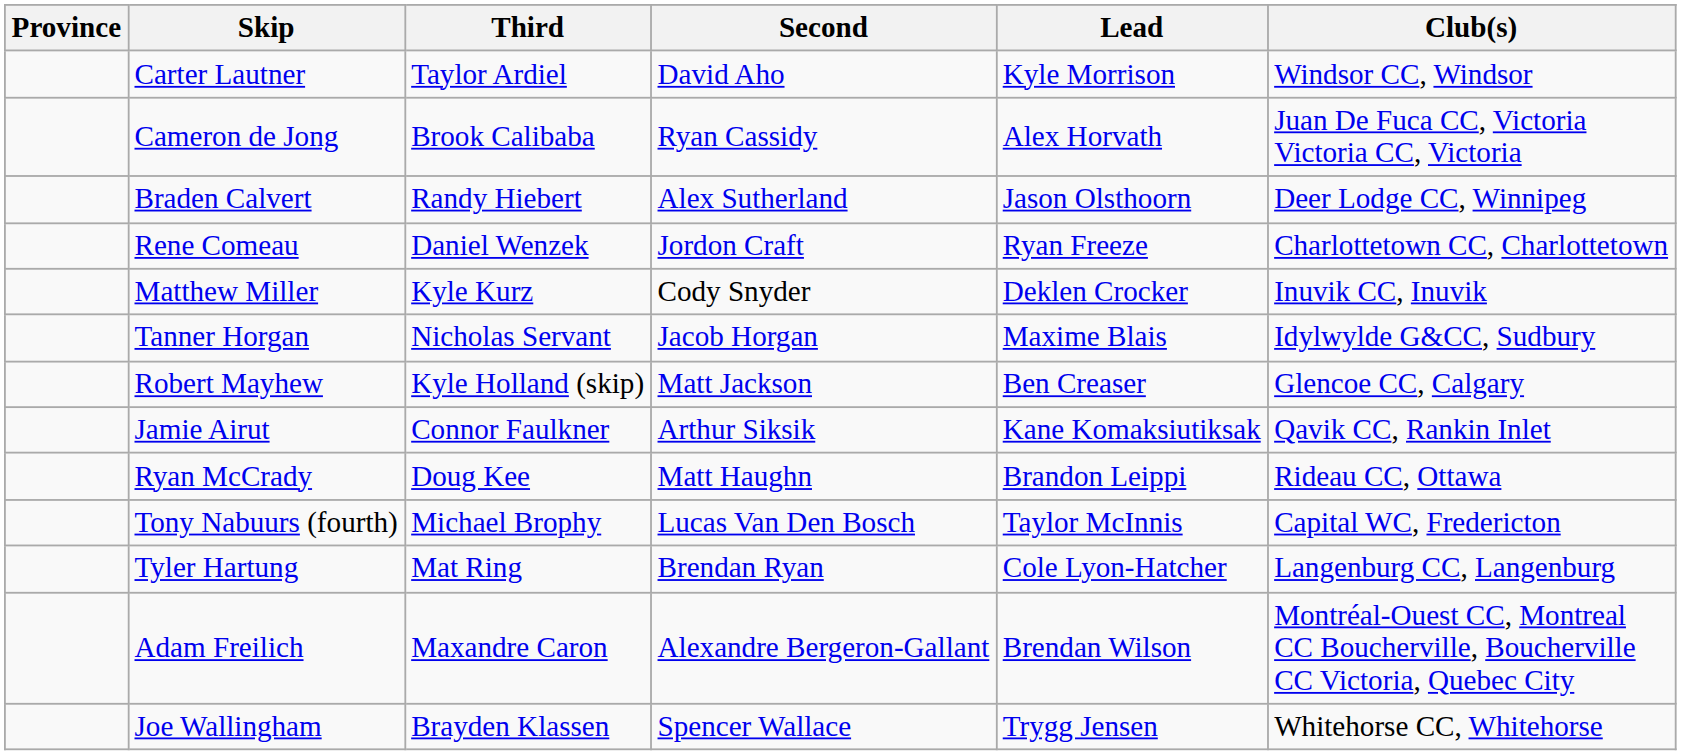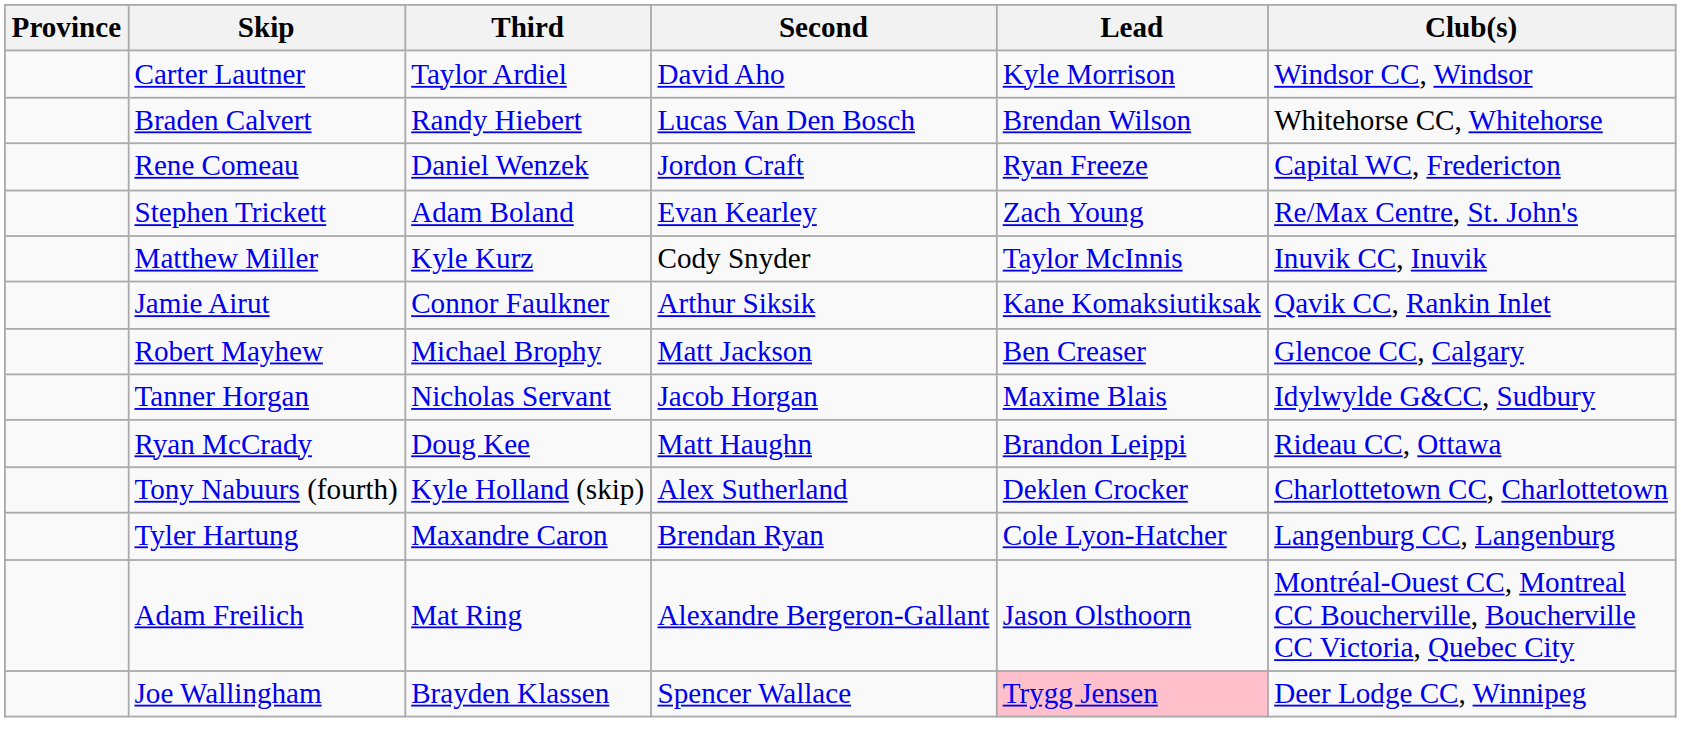- row: (236, 136)
(753, 198) Alex Sutherland -> (786, 119) Lucas Van Den Bosch
(1097, 198) Jason Olsthoorn -> (1097, 119) Brendan Wilson
(1430, 198) Deer Lodge CC, Winnipeg -> (1438, 119) Whitehorse CC, Whitehorse
(1471, 245) Charlottetown CC, Charlottetown -> (1417, 166) Capital WC, Fredericton
+ row: (230, 212)
(1095, 291) Deklen Crocker -> (1093, 258) Taylor McInnis
rows swapped: (222, 337) <-> (202, 429)
(528, 383) Kyle Holland (skip) -> (506, 350) Michael Brophy
(506, 522) Michael Brophy -> (528, 489) Kyle Holland (skip)
(786, 522) Lucas Van Den Bosch -> (753, 489) Alex Sutherland
(1093, 522) Taylor McInnis -> (1095, 489) Deklen Crocker
(1417, 522) Capital WC, Fredericton -> (1471, 489) Charlottetown CC, Charlottetown
(467, 568) Mat Ring -> (509, 535) Maxandre Caron
(509, 647) Maxandre Caron -> (467, 614) Mat Ring
(1097, 647) Brendan Wilson -> (1097, 614) Jason Olsthoorn
(1080, 726) no background -> (1080, 693) pink background
(1438, 726) Whitehorse CC, Whitehorse -> (1430, 693) Deer Lodge CC, Winnipeg
